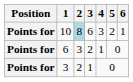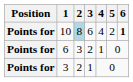(101, 31) 3 -> (101, 31) 4
(123, 31) normal -> (123, 31) bold
